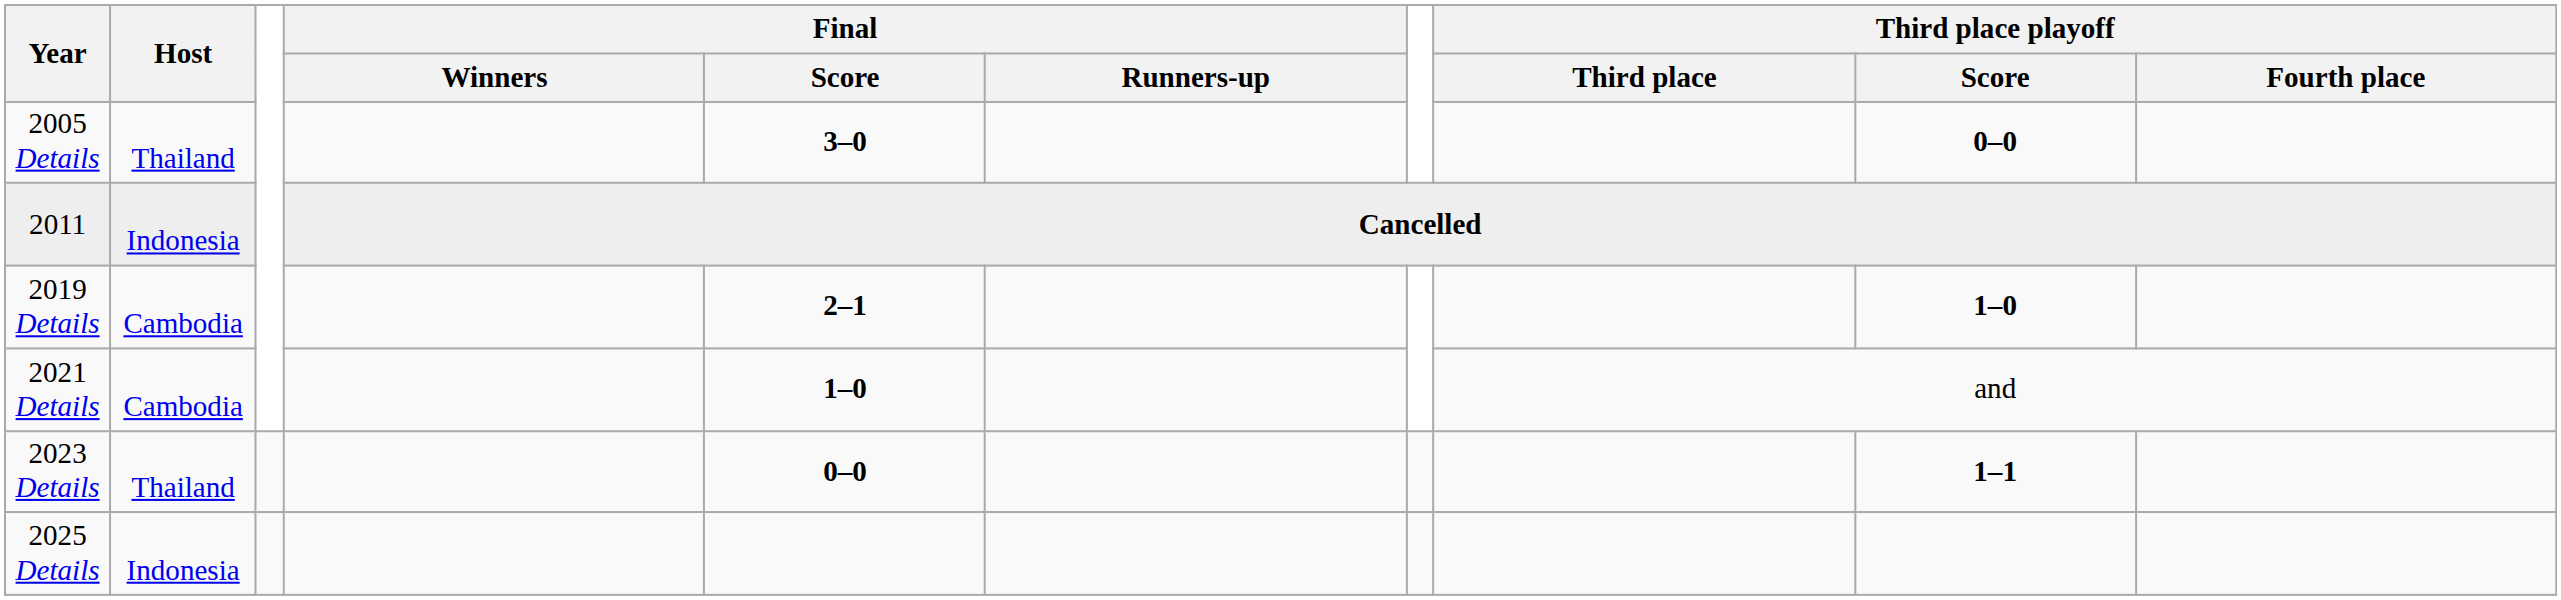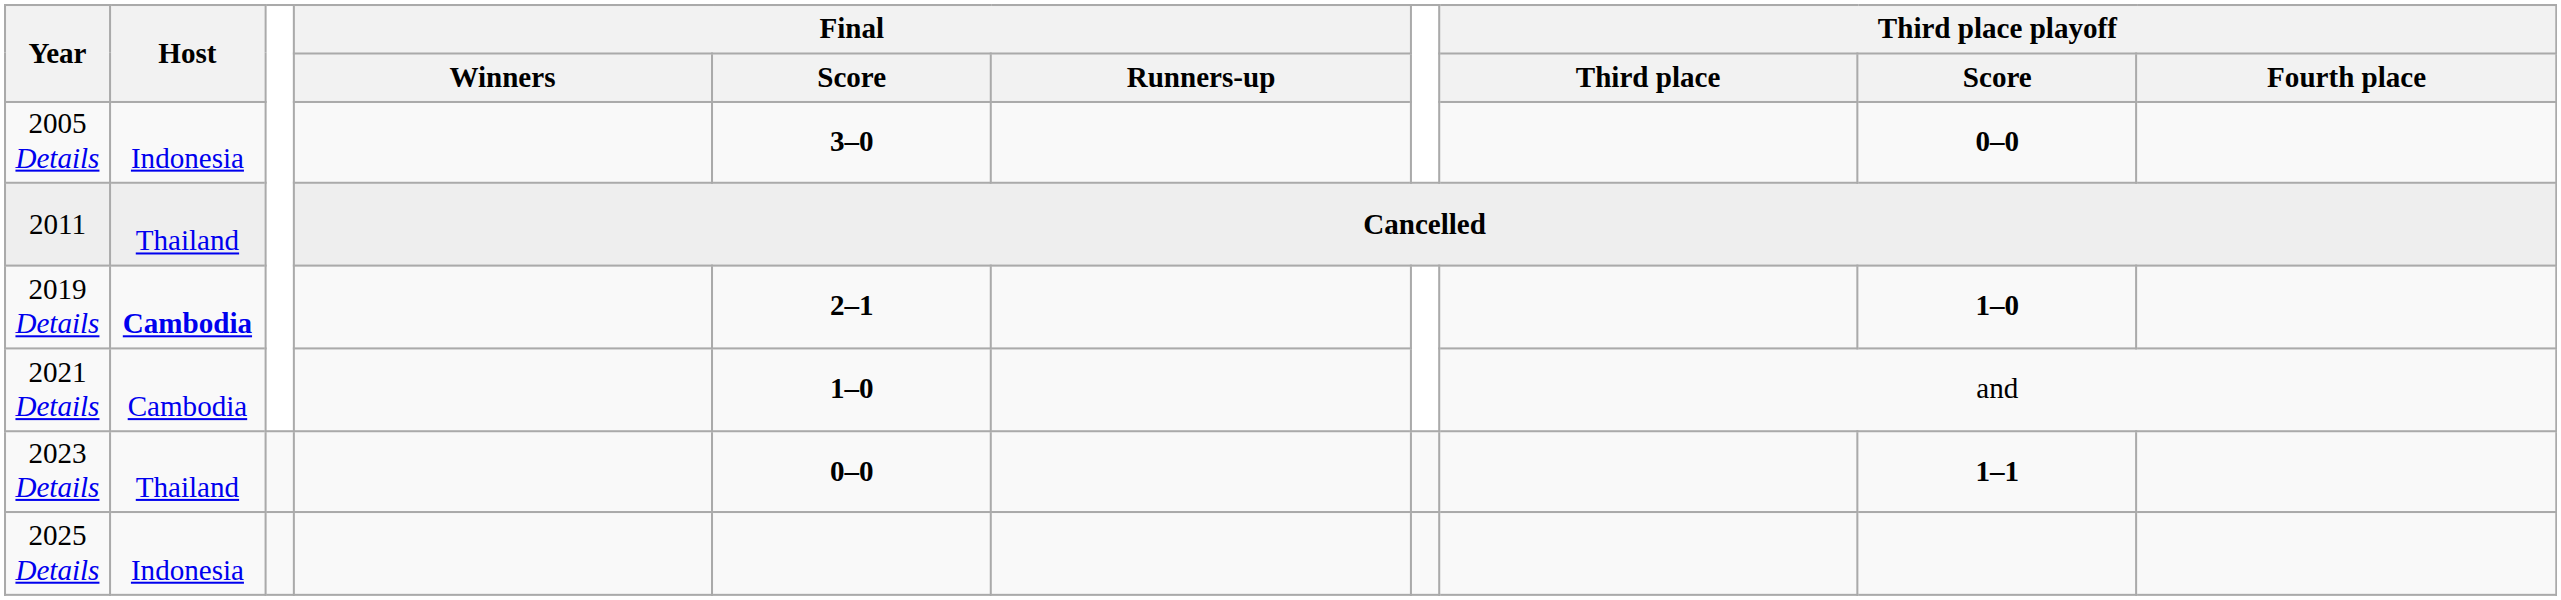(183, 159) Thailand -> (187, 159) Indonesia
(183, 241) Indonesia -> (187, 241) Thailand
(183, 323) normal -> (187, 323) bold
